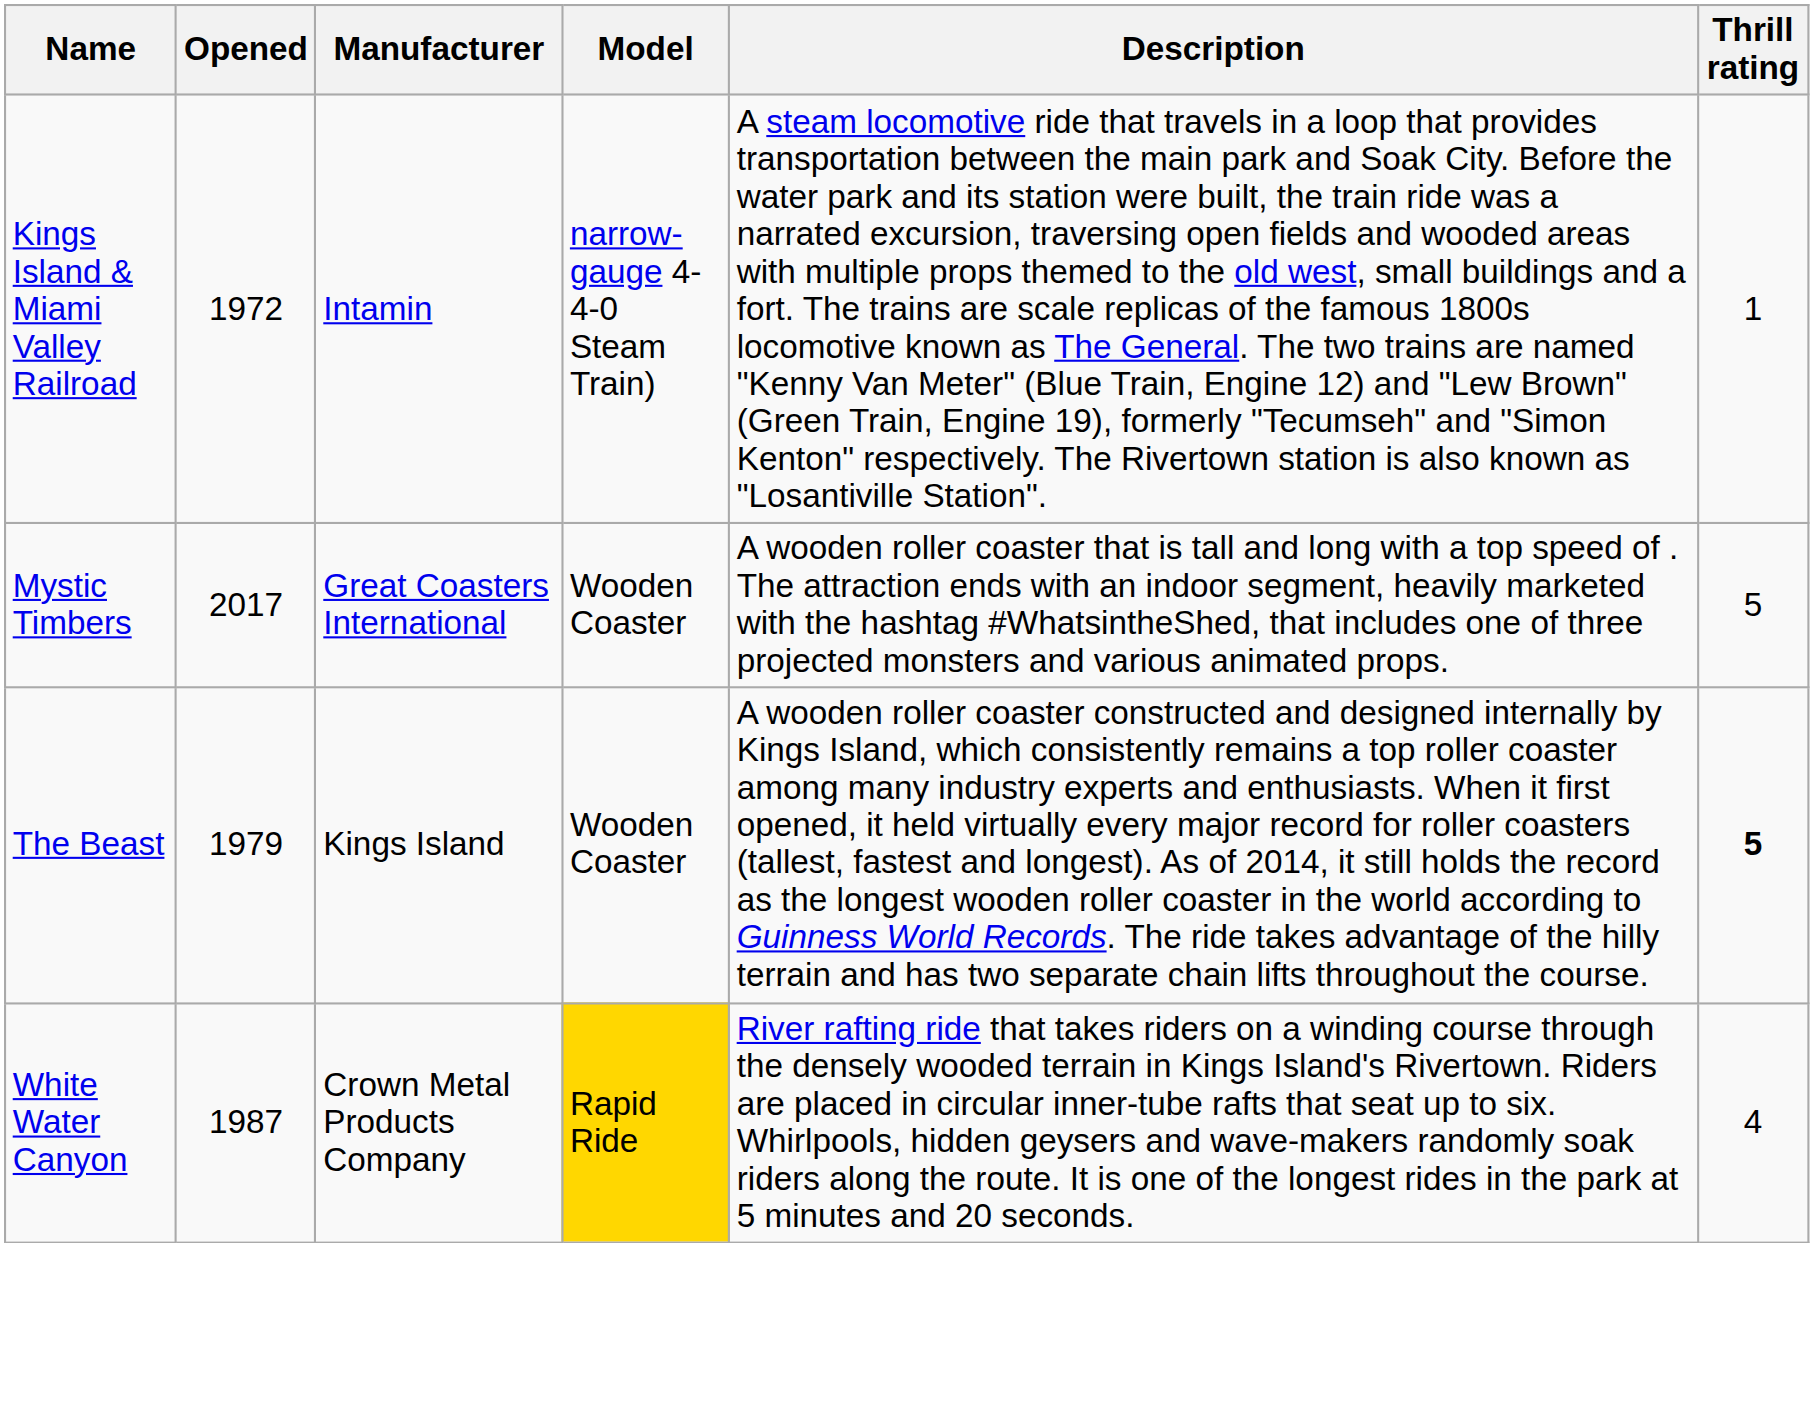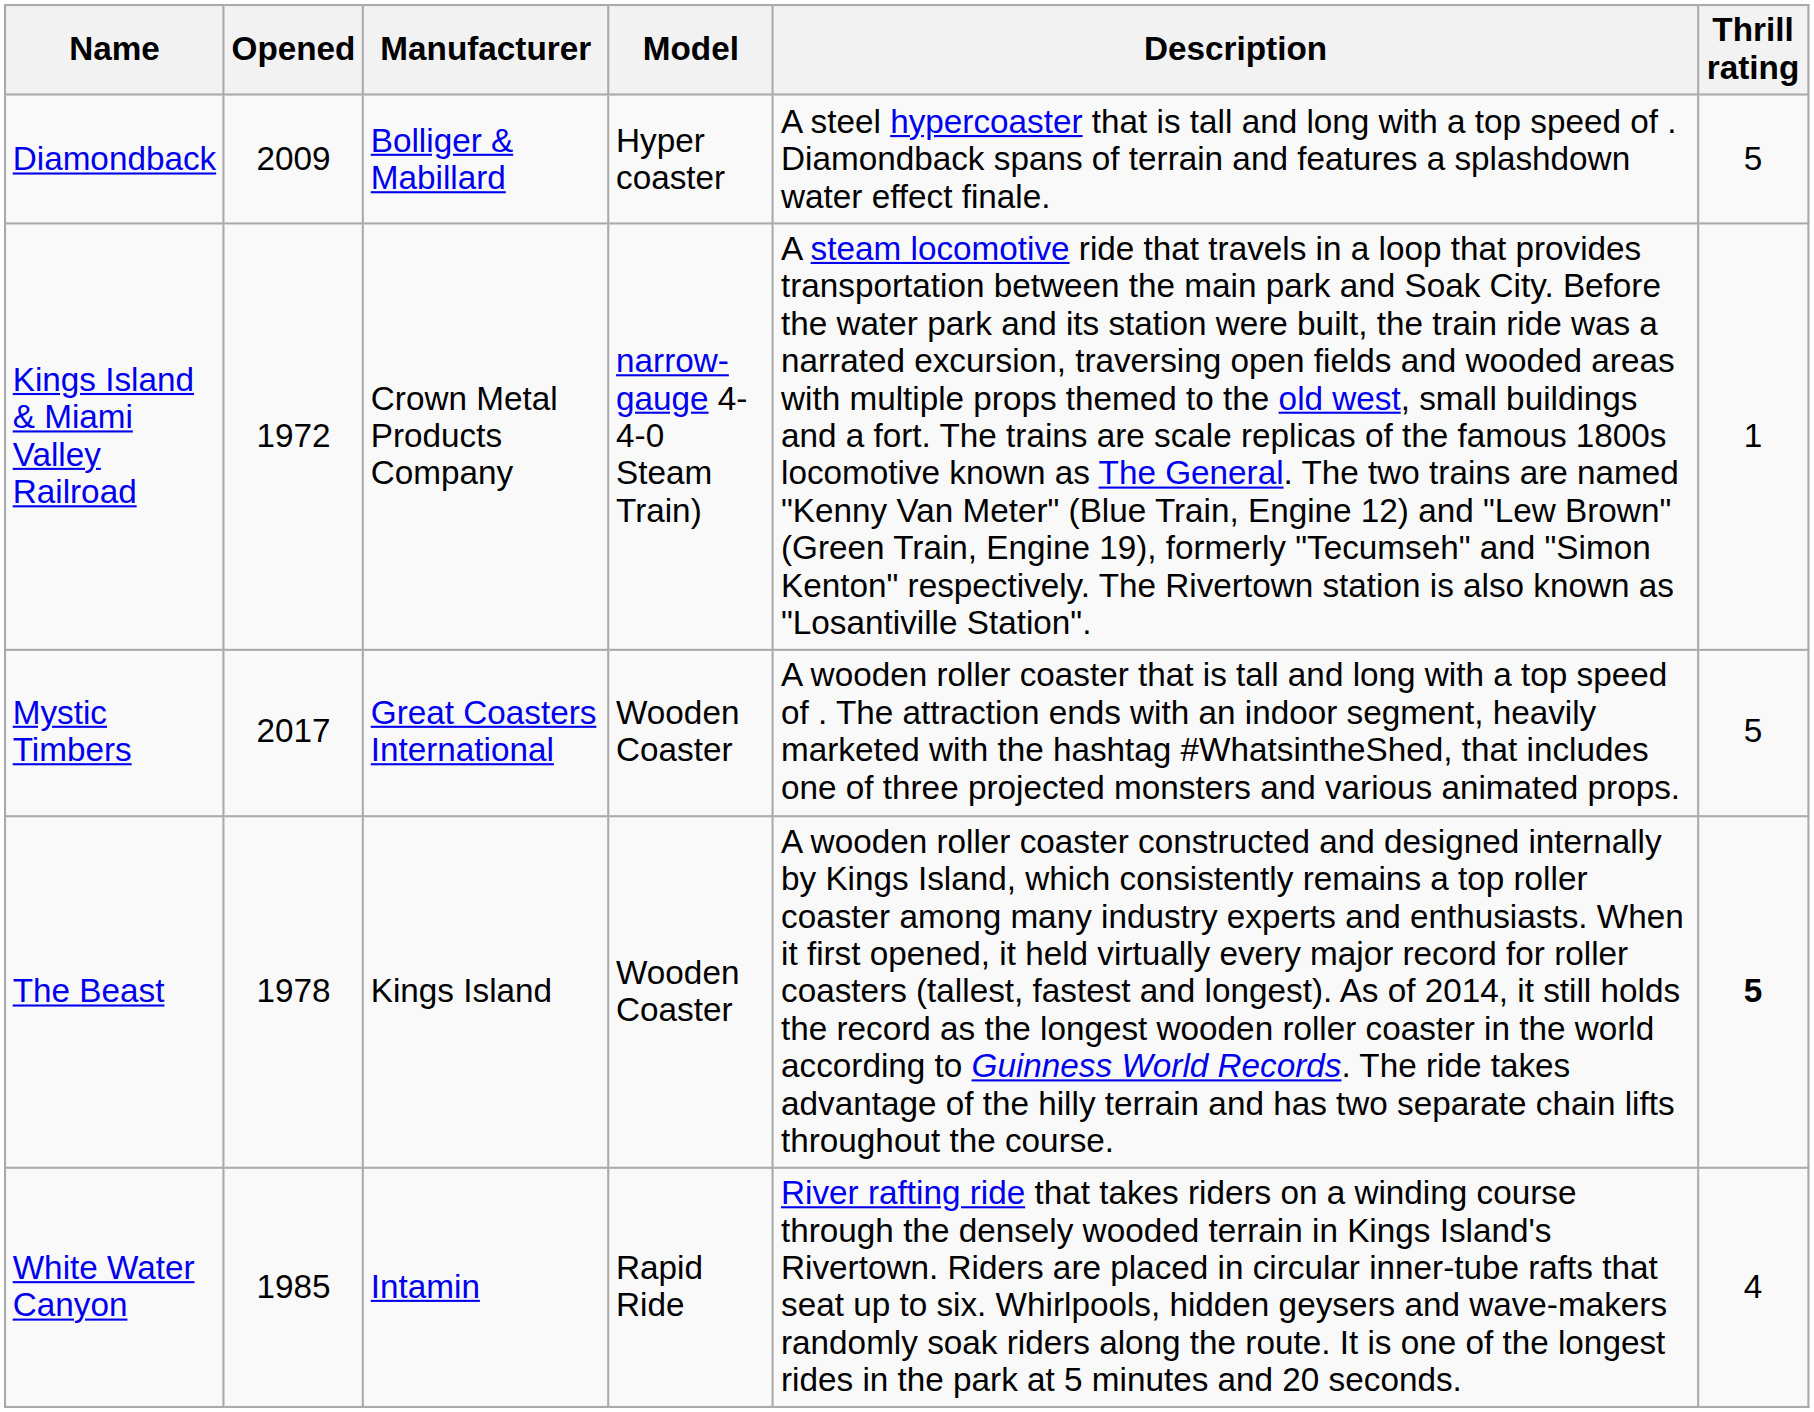+ row: (114, 158)
(378, 308) Intamin -> (464, 435) Crown Metal Products Company
(246, 844) 1979 -> (293, 990) 1978
(246, 1121) 1987 -> (293, 1286) 1985
(417, 1121) Crown Metal Products Company -> (425, 1286) Intamin
(613, 1121) gold background -> (660, 1286) no background
